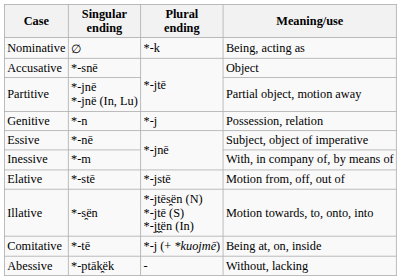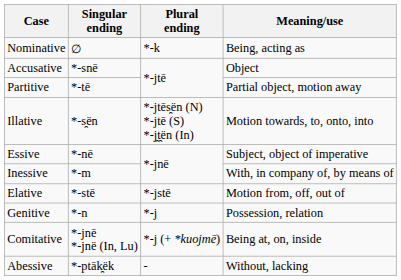(104, 94) *-jnē *-jnë (In, Lu) -> (81, 87) *-tē
rows swapped: (28, 120) <-> (25, 212)
(81, 246) *-tē -> (104, 239) *-jnē *-jnë (In, Lu)
